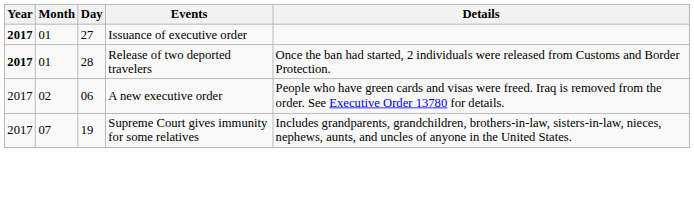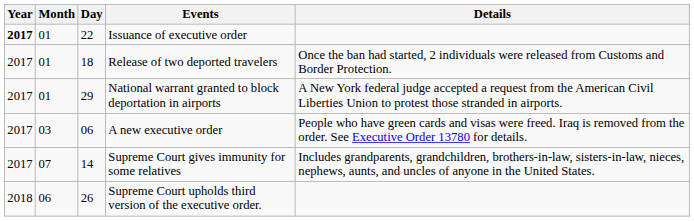(87, 34) 27 -> (87, 34) 22
(20, 61) bold -> (20, 61) normal
(87, 61) 28 -> (87, 61) 18
+ row: (194, 95)
(45, 95) 02 -> (45, 130) 03
(87, 130) 19 -> (87, 164) 14
+ row: (185, 198)
